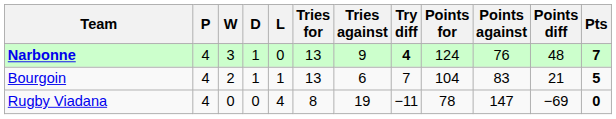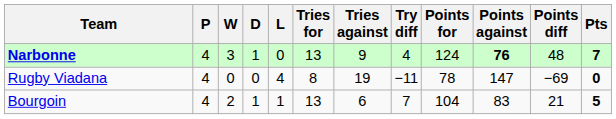(406, 55) bold -> (406, 55) normal
(502, 55) normal -> (502, 55) bold
rows swapped: (37, 78) <-> (57, 101)
